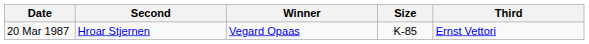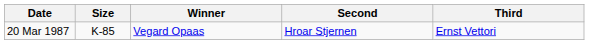columns swapped: (405, 13) <-> (151, 13)
